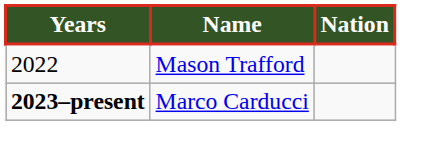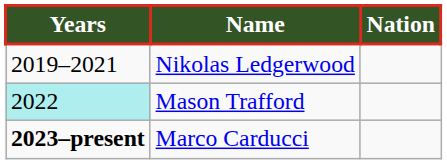+ row: (255, 63)
(35, 63) no background -> (35, 101) paleturquoise background
